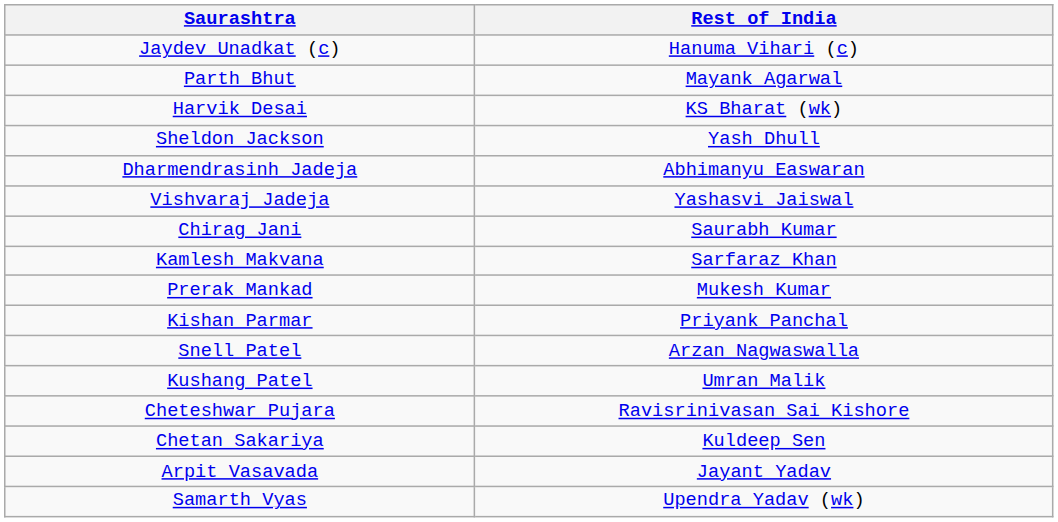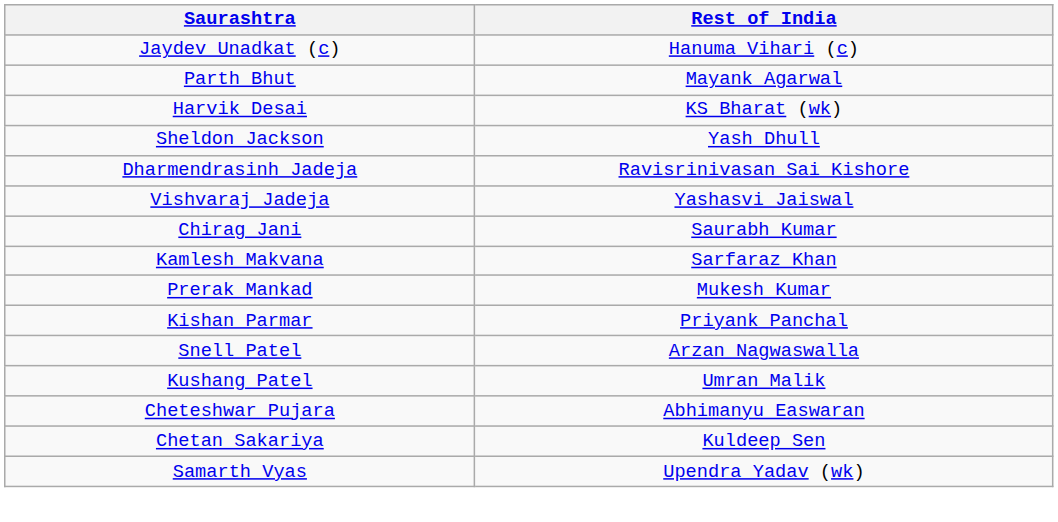(764, 171) Abhimanyu Easwaran -> (764, 171) Ravisrinivasan Sai Kishore
(764, 412) Ravisrinivasan Sai Kishore -> (764, 412) Abhimanyu Easwaran
- row: (240, 472)
